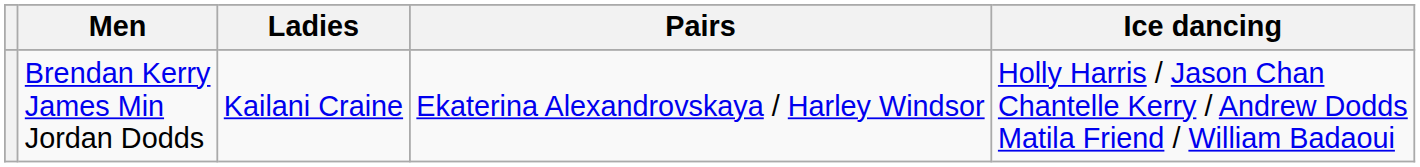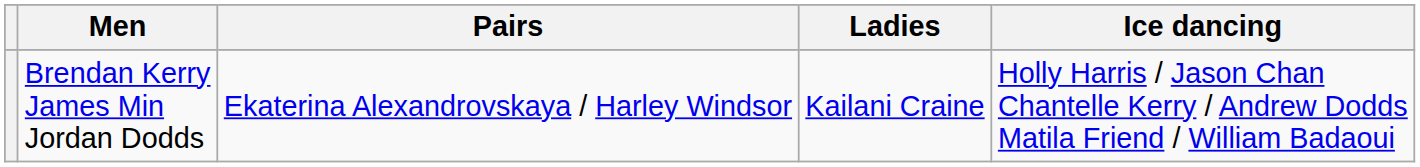columns swapped: (313, 27) <-> (701, 27)
